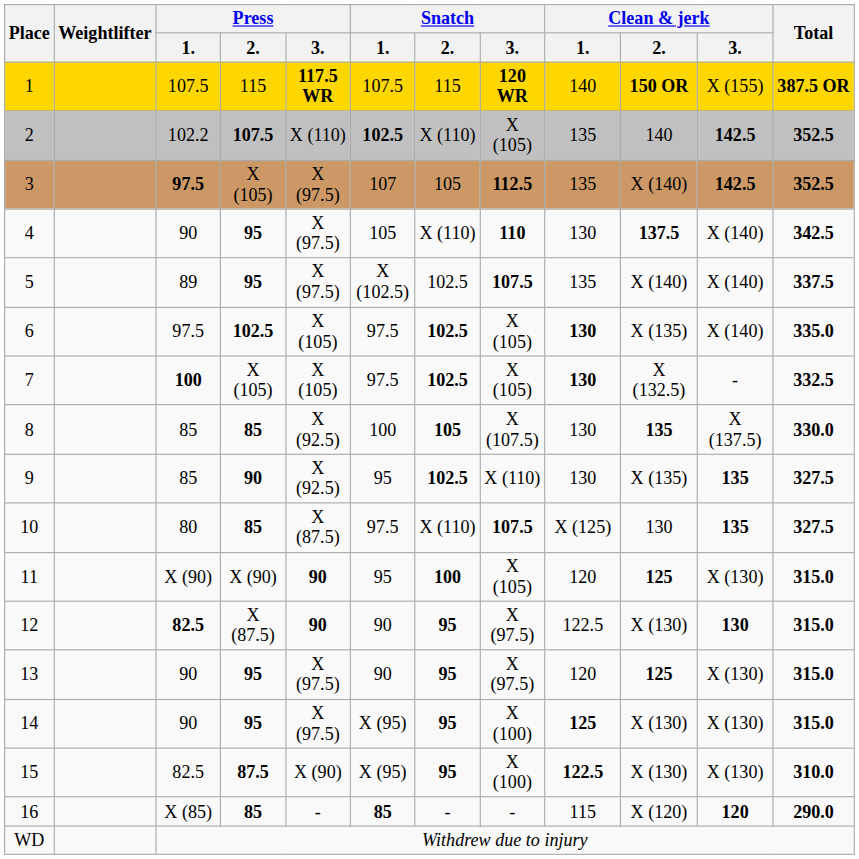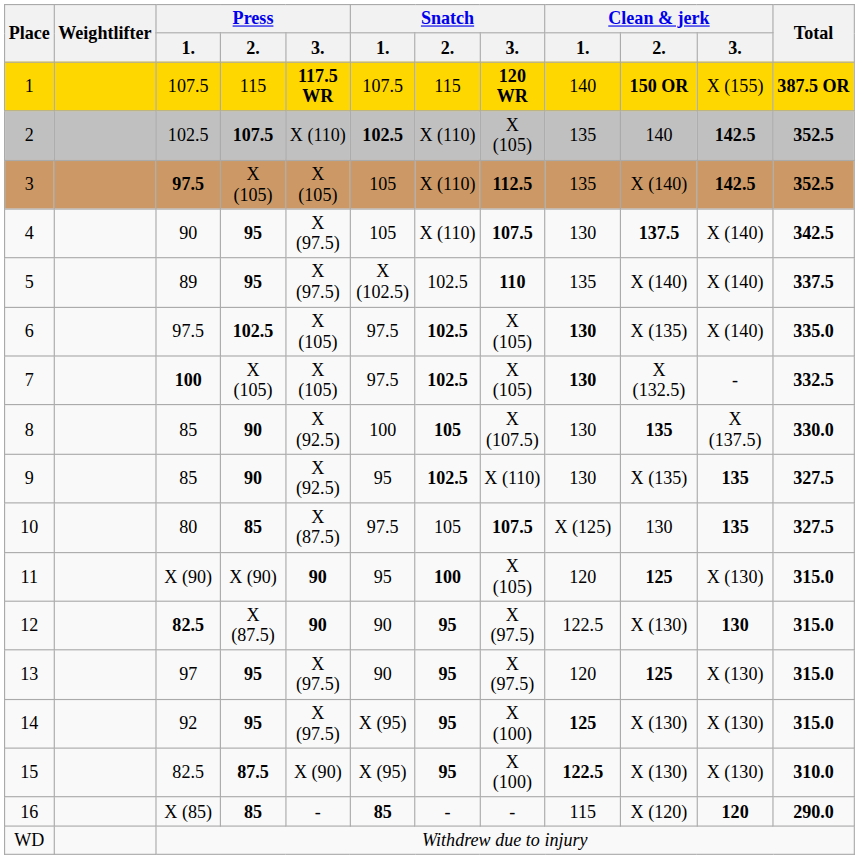(188, 135) 102.2 -> (188, 135) 102.5
(318, 184) X (97.5) -> (318, 184) X (105)
(383, 184) 107 -> (383, 184) 105
(448, 184) 105 -> (448, 184) X (110)
(512, 233) 110 -> (512, 233) 107.5
(512, 282) 107.5 -> (512, 282) 110
(253, 429) 85 -> (253, 429) 90
(448, 527) X (110) -> (448, 527) 105
(188, 674) 90 -> (188, 674) 97
(188, 723) 90 -> (188, 723) 92
